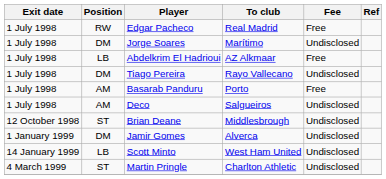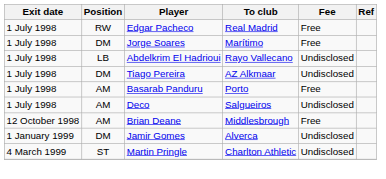(332, 43) Undisclosed -> (311, 43) Free
(250, 58) AZ Alkmaar -> (259, 58) Rayo Vallecano
(316, 58) Free -> (327, 58) Undisclosed
(259, 74) Rayo Vallecano -> (250, 74) AZ Alkmaar
(103, 120) ST -> (103, 120) AM
(332, 120) Undisclosed -> (311, 120) Free
- row: (151, 151)
